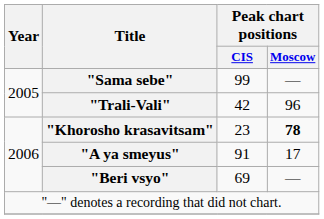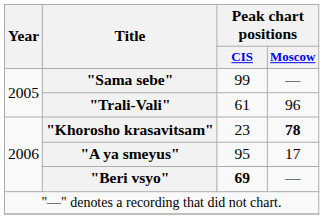(242, 105) 42 -> (242, 105) 61
(242, 154) 91 -> (242, 154) 95
(242, 178) normal -> (242, 178) bold
